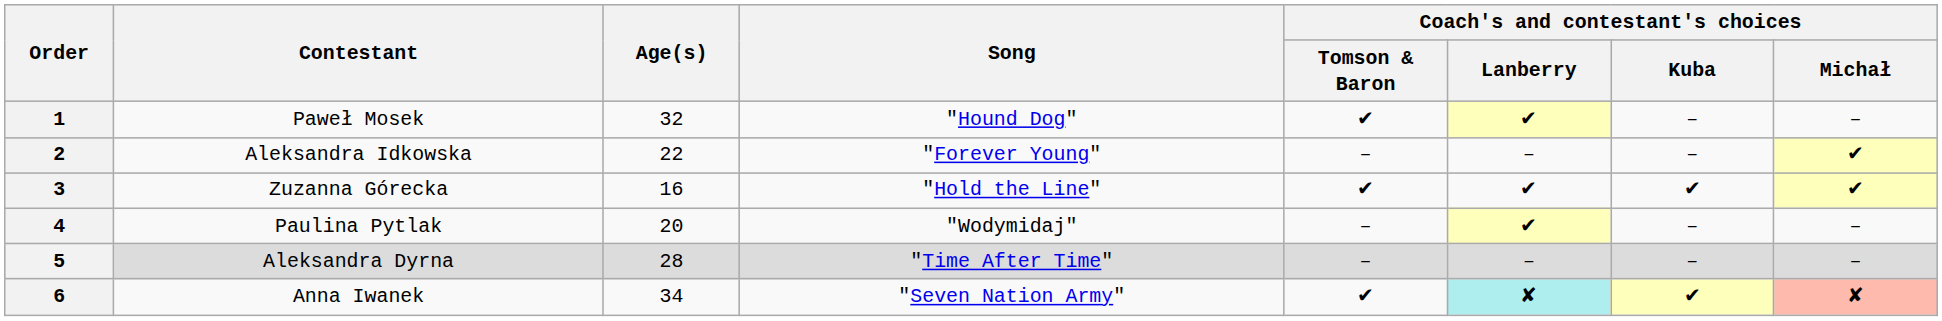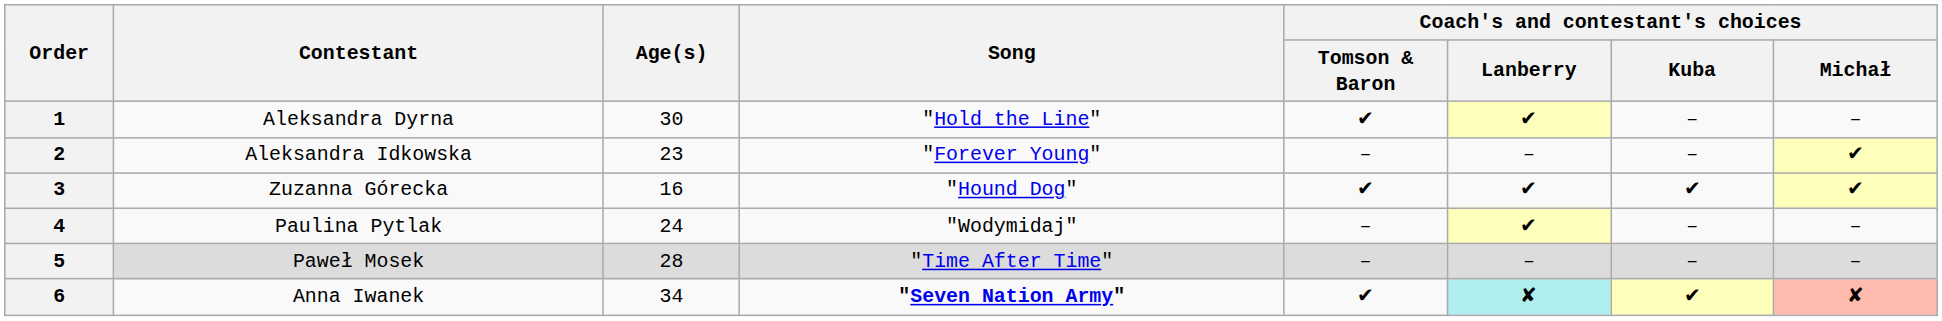(359, 119) Paweł Mosek -> (359, 119) Aleksandra Dyrna
(672, 119) 32 -> (672, 119) 30
(1012, 119) "Hound Dog" -> (1012, 119) "Hold the Line"
(672, 155) 22 -> (672, 155) 23
(1012, 190) "Hold the Line" -> (1012, 190) "Hound Dog"
(672, 226) 20 -> (672, 226) 24
(359, 261) Aleksandra Dyrna -> (359, 261) Paweł Mosek
(1012, 297) normal -> (1012, 297) bold
